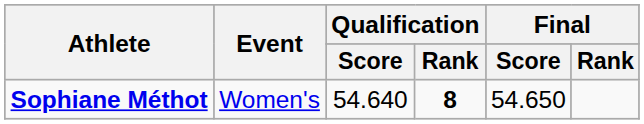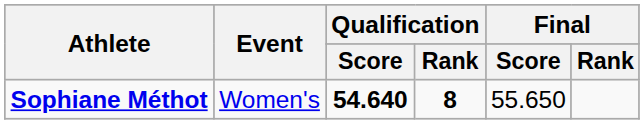(370, 100) normal -> (370, 100) bold
(528, 100) 54.650 -> (528, 100) 55.650
